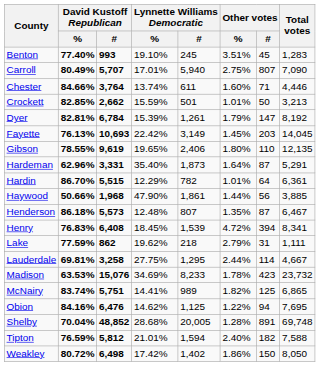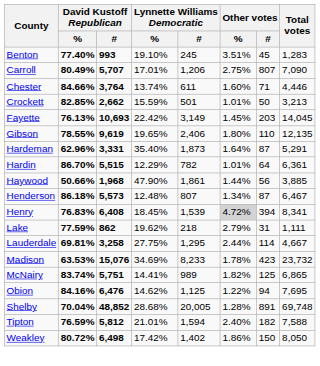(193, 70) 5,940 -> (193, 70) 1,206
- row: (17, 117)
(236, 212) 1.35% -> (236, 196) 1.34%
(236, 228) no background -> (236, 212) lightgrey background
